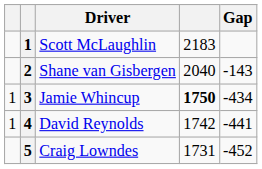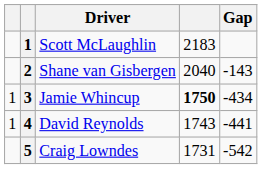(199, 124) 1742 -> (199, 124) 1743
(238, 150) -452 -> (238, 150) -542
